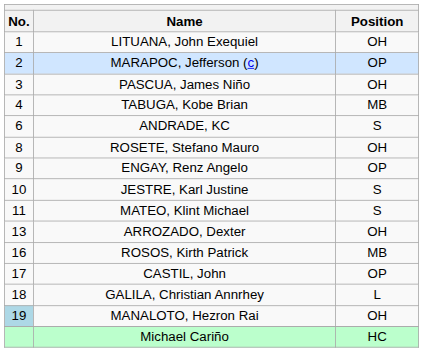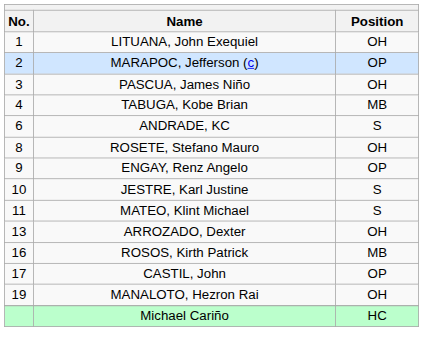- row: (185, 294)
(19, 316) lightblue background -> (19, 294) no background
